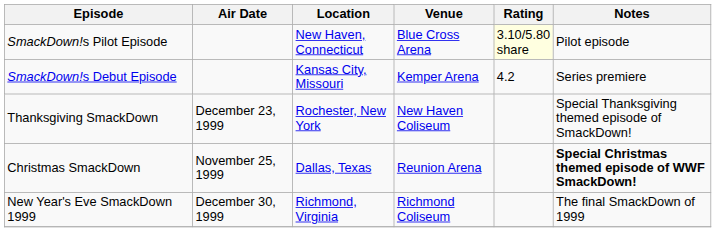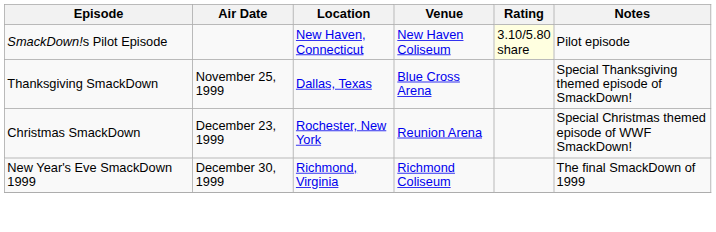(428, 42) Blue Cross Arena -> (430, 42) New Haven Coliseum
- row: (92, 76)
(236, 118) December 23, 1999 -> (236, 84) November 25, 1999
(341, 118) Rochester, New York -> (334, 84) Dallas, Texas
(430, 118) New Haven Coliseum -> (429, 84) Blue Cross Arena
(236, 167) November 25, 1999 -> (236, 133) December 23, 1999
(334, 167) Dallas, Texas -> (341, 133) Rochester, New York
(630, 167) bold -> (631, 133) normal
